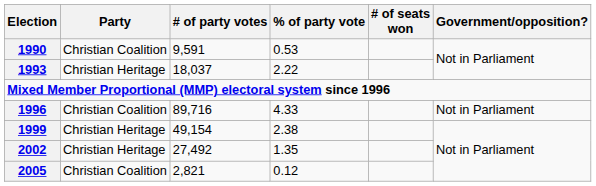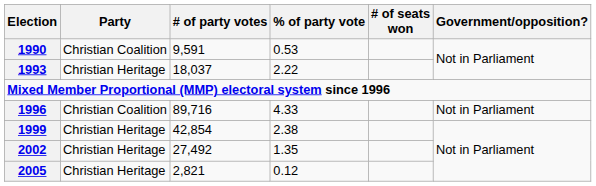(192, 130) 49,154 -> (192, 130) 42,854
(115, 171) Christian Coalition -> (114, 171) Christian Heritage
